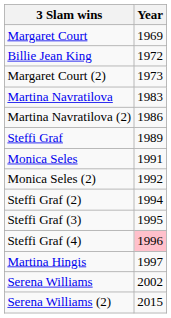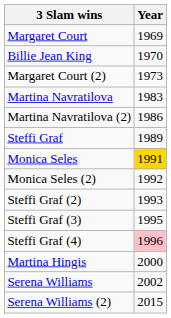(150, 55) 1972 -> (150, 55) 1970
(150, 158) no background -> (150, 158) gold background
(150, 199) 1994 -> (150, 199) 1993
(150, 261) 1997 -> (150, 261) 2000
